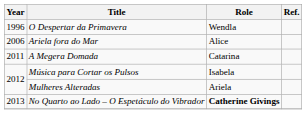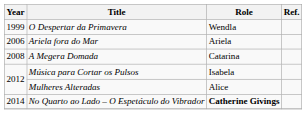(16, 27) 1996 -> (16, 27) 1999
(219, 42) Alice -> (220, 42) Ariela
(15, 57) 2011 -> (16, 57) 2008
(220, 87) Ariela -> (219, 87) Alice
(16, 102) 2013 -> (16, 102) 2014
